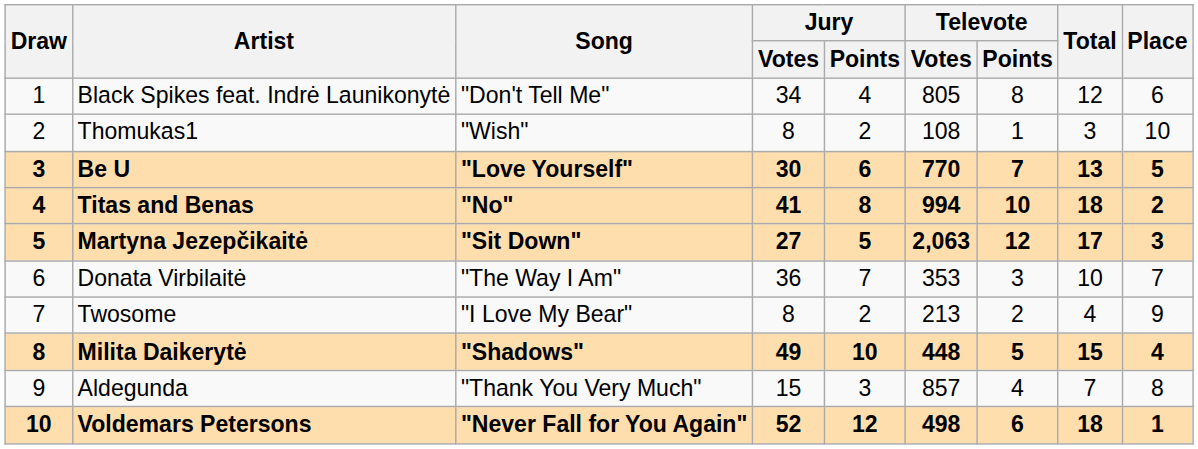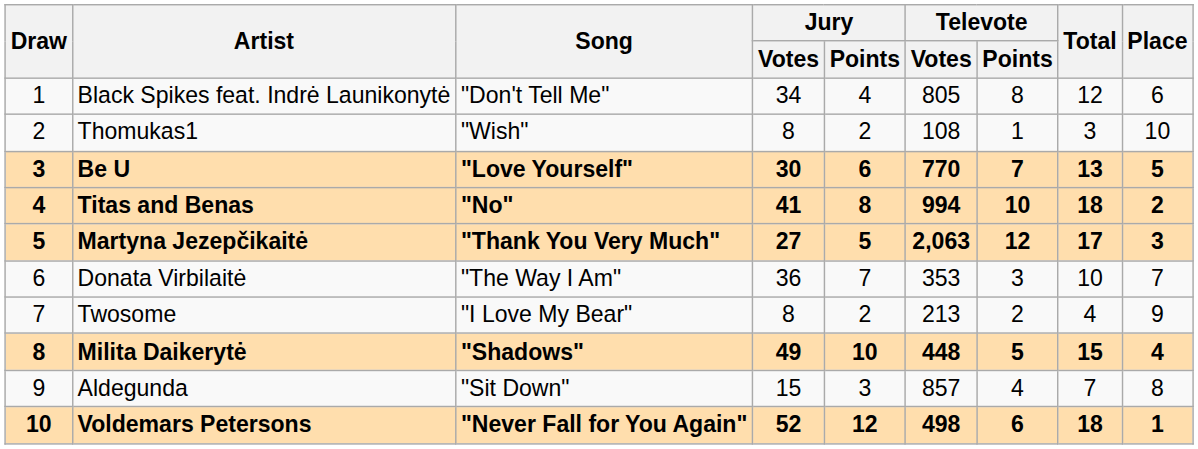(521, 242) "Sit Down" -> (590, 242) "Thank You Very Much"
(581, 388) "Thank You Very Much" -> (515, 388) "Sit Down"
